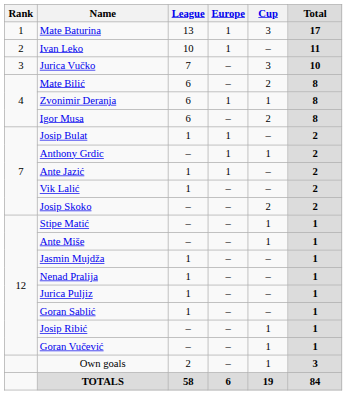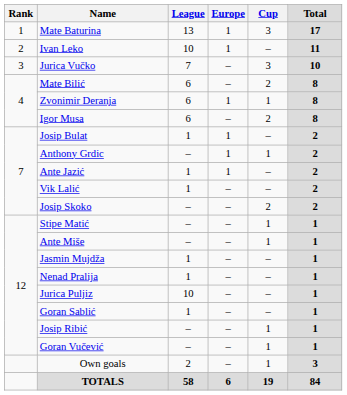(188, 294) 1 -> (188, 294) 10
